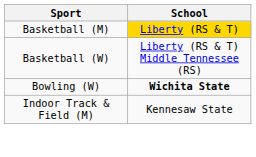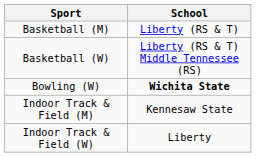(189, 30) gold background -> (189, 30) no background
+ row: (66, 138)
